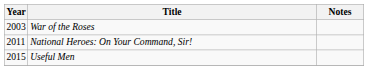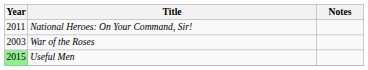rows swapped: (62, 27) <-> (111, 42)
(16, 57) no background -> (16, 57) lightgreen background
